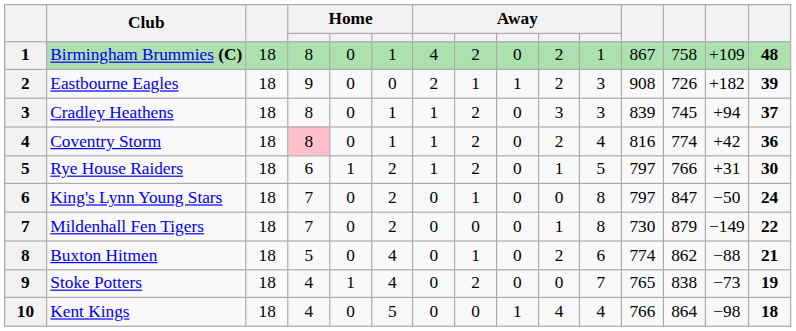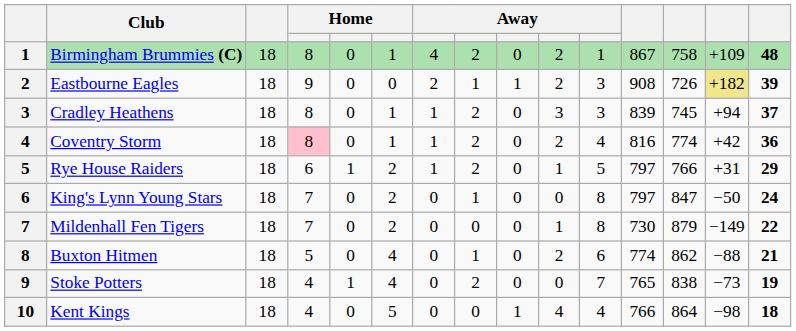(727, 84) no background -> (727, 84) khaki background
(770, 169) 30 -> (770, 169) 29
